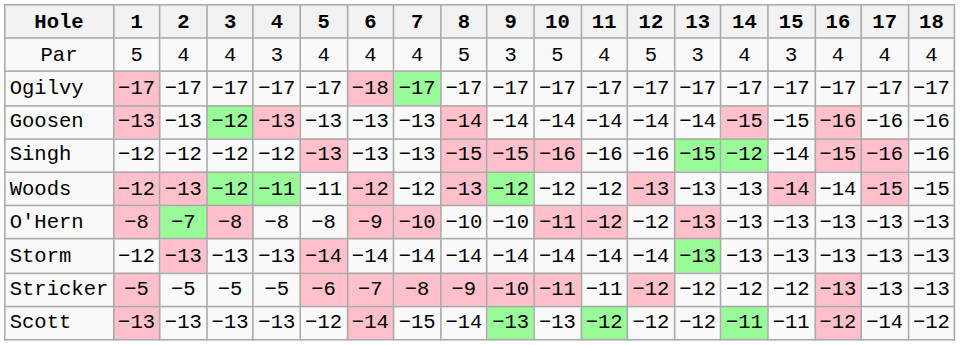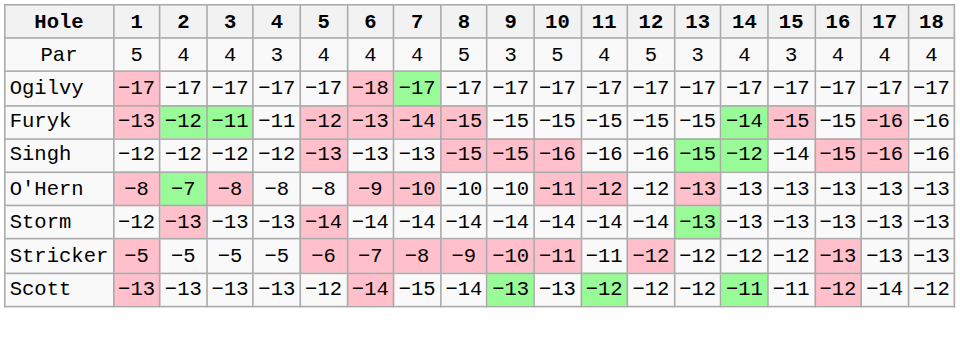+ row: (41, 122)
- row: (47, 122)
- row: (41, 189)
